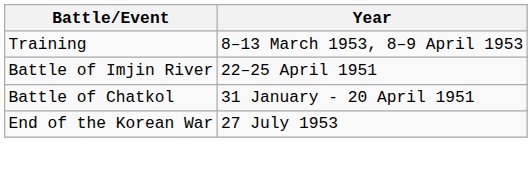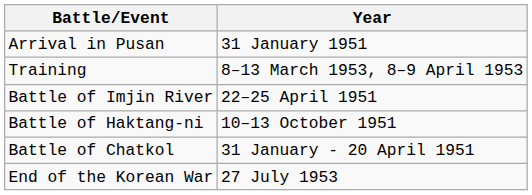+ row: (87, 44)
+ row: (106, 124)
